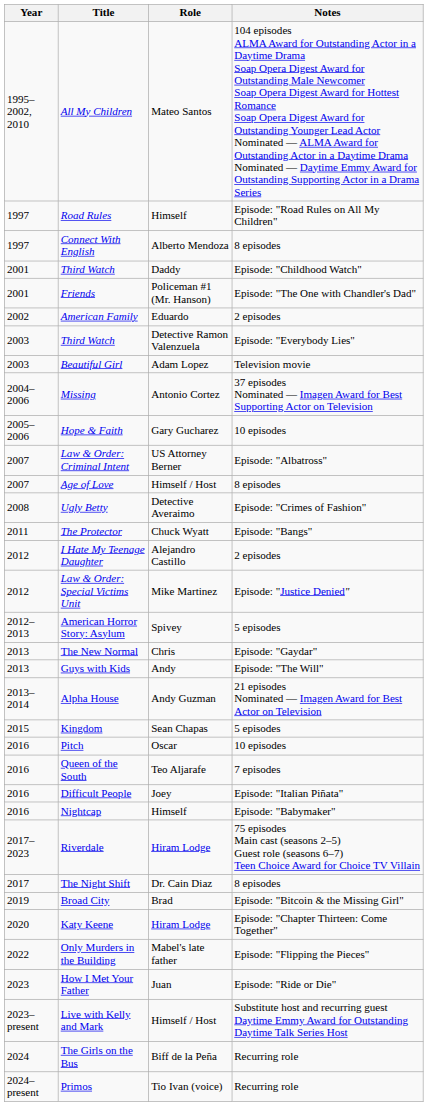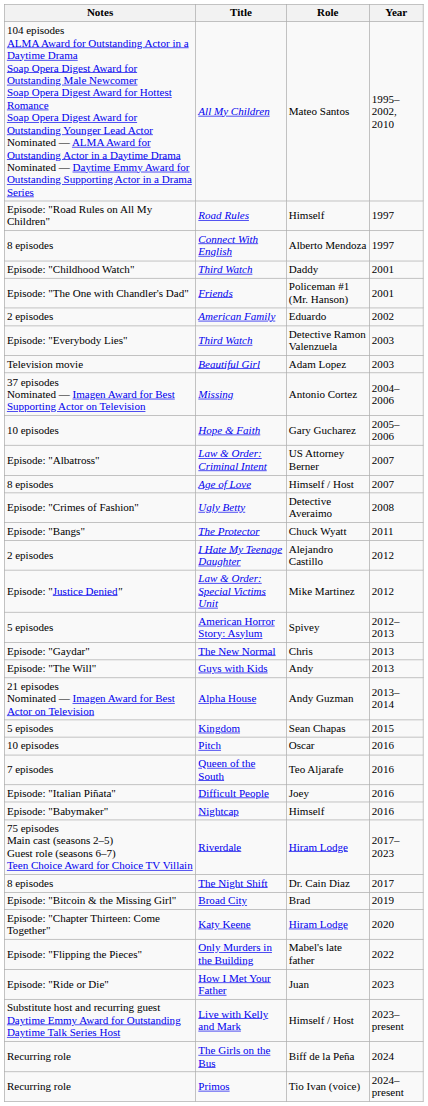columns swapped: (31, 13) <-> (327, 13)
